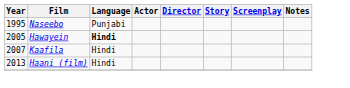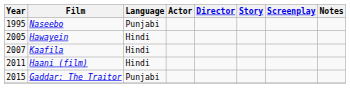(104, 37) bold -> (138, 37) normal
(16, 63) 2013 -> (16, 63) 2011
+ row: (76, 77)
